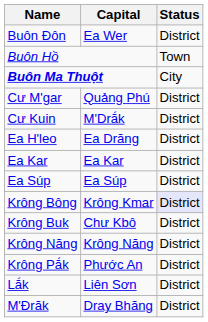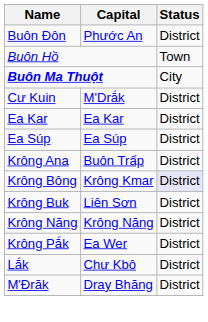(105, 35) Ea Wer -> (113, 35) Phước An
- row: (35, 98)
- row: (32, 139)
+ row: (38, 160)
(110, 222) Chư Kbô -> (110, 202) Liên Sơn
(113, 264) Phước An -> (105, 243) Ea Wer
(110, 285) Liên Sơn -> (110, 264) Chư Kbô
